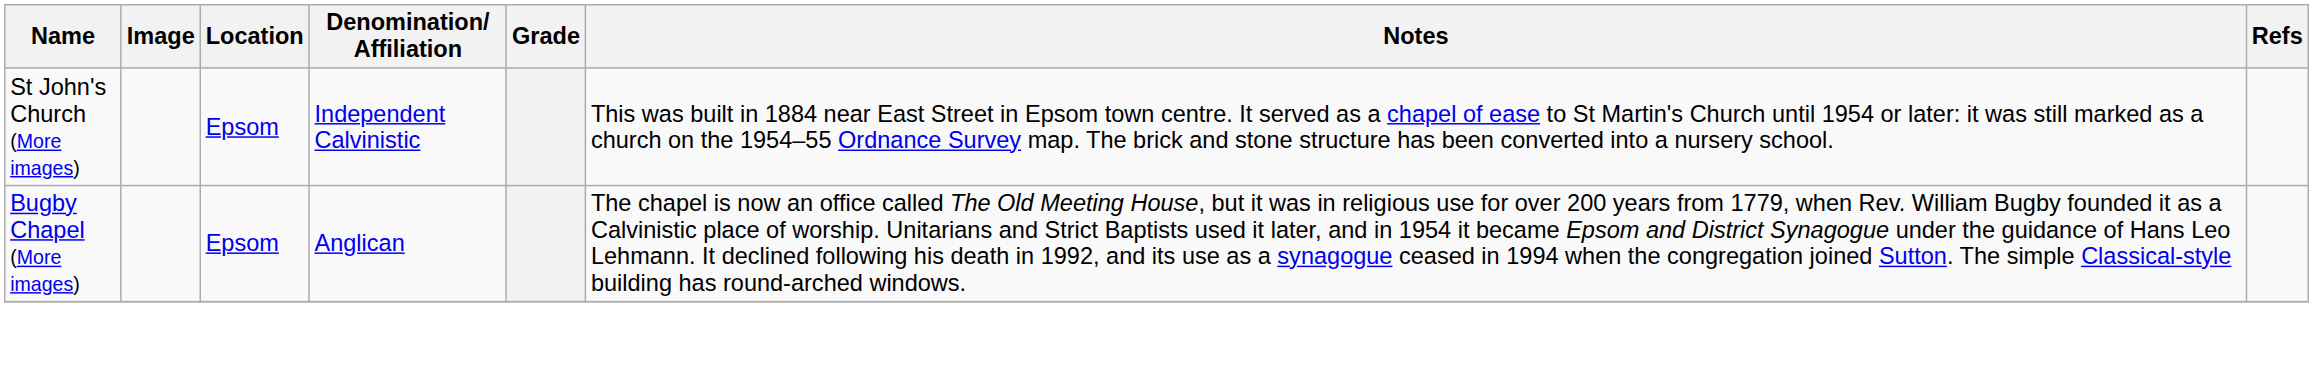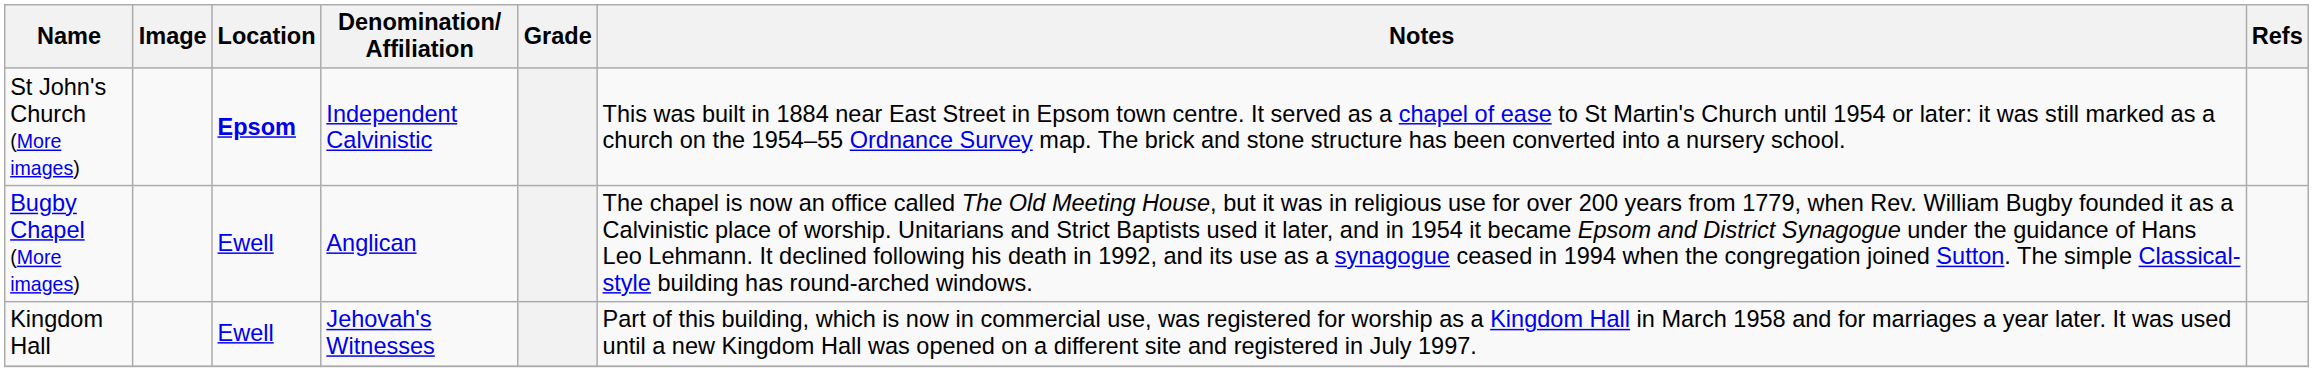(242, 126) normal -> (257, 126) bold
(242, 243) Epsom -> (246, 243) Ewell
+ row: (57, 333)
